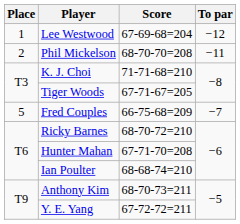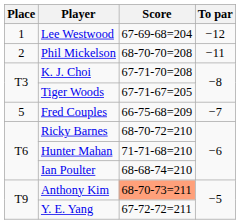(157, 72) 71-71-68=210 -> (157, 72) 67-71-70=208
(157, 151) 67-71-70=208 -> (157, 151) 71-71-68=210
(157, 190) no background -> (157, 190) lightsalmon background
